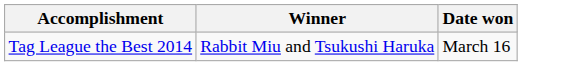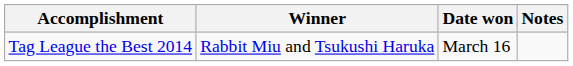+ column: (542, 18)
